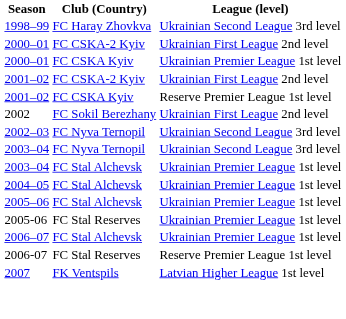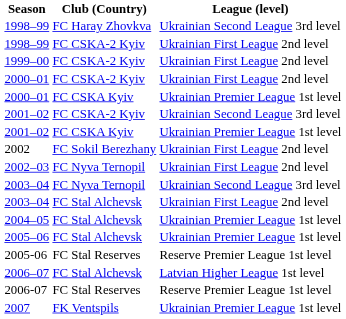+ row: (27, 43)
+ row: (27, 61)
(244, 79) Ukrainian First League 2nd level -> (250, 114) Ukrainian Second League 3rd level
(245, 96) Reserve Premier League 1st level -> (250, 131) Ukrainian Premier League 1st level
(250, 131) Ukrainian Second League 3rd level -> (244, 167) Ukrainian First League 2nd level
(250, 167) Ukrainian Premier League 1st level -> (244, 202) Ukrainian First League 2nd level
(250, 219) Ukrainian Premier League 1st level -> (245, 255) Reserve Premier League 1st level
(250, 237) Ukrainian Premier League 1st level -> (242, 272) Latvian Higher League 1st level
(242, 272) Latvian Higher League 1st level -> (250, 307) Ukrainian Premier League 1st level
